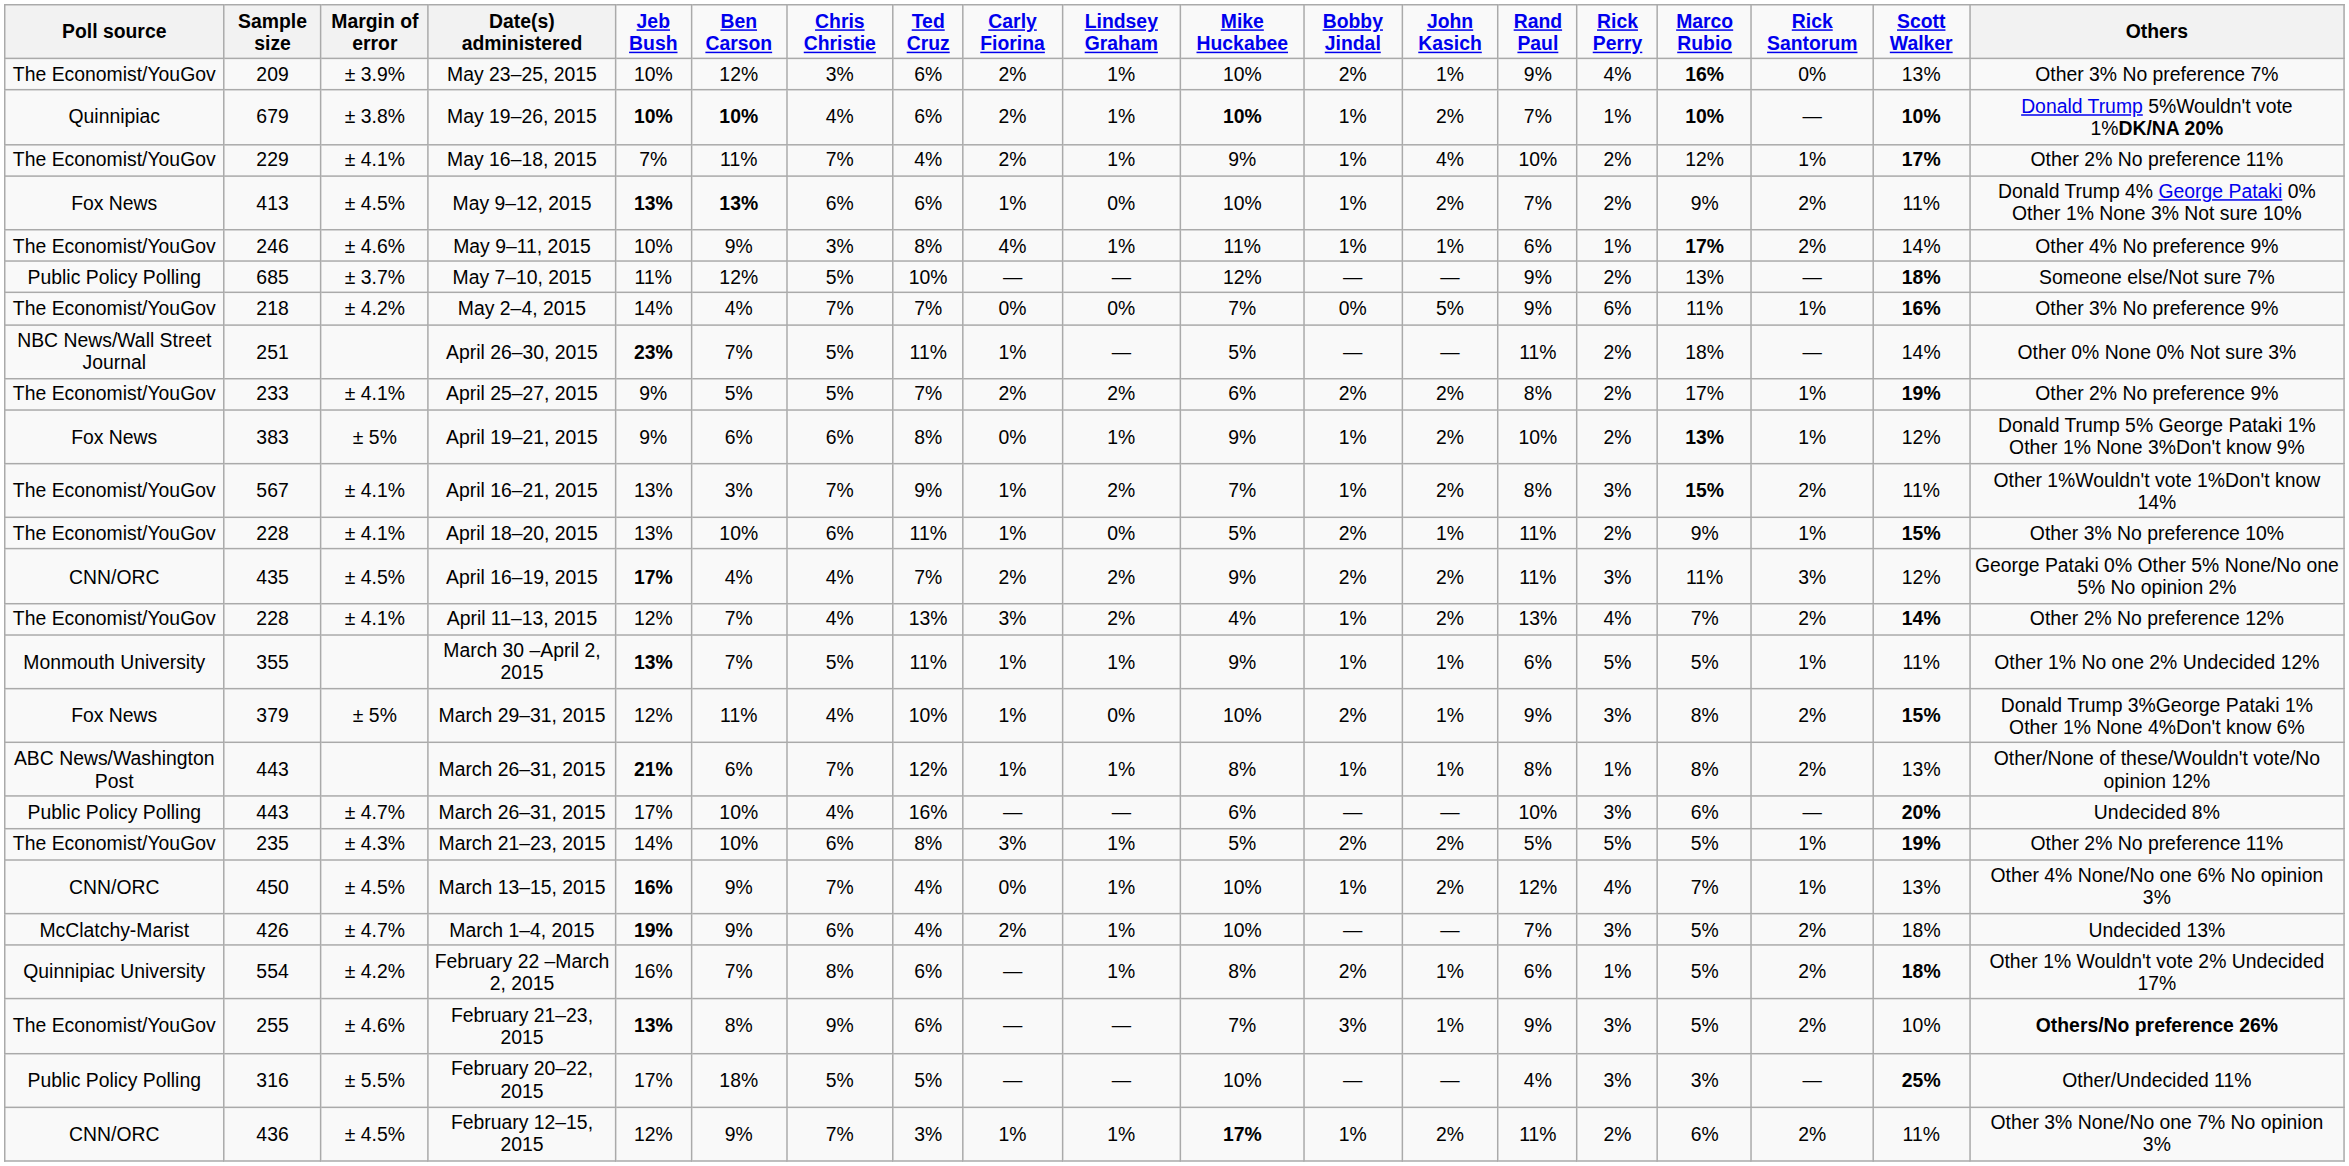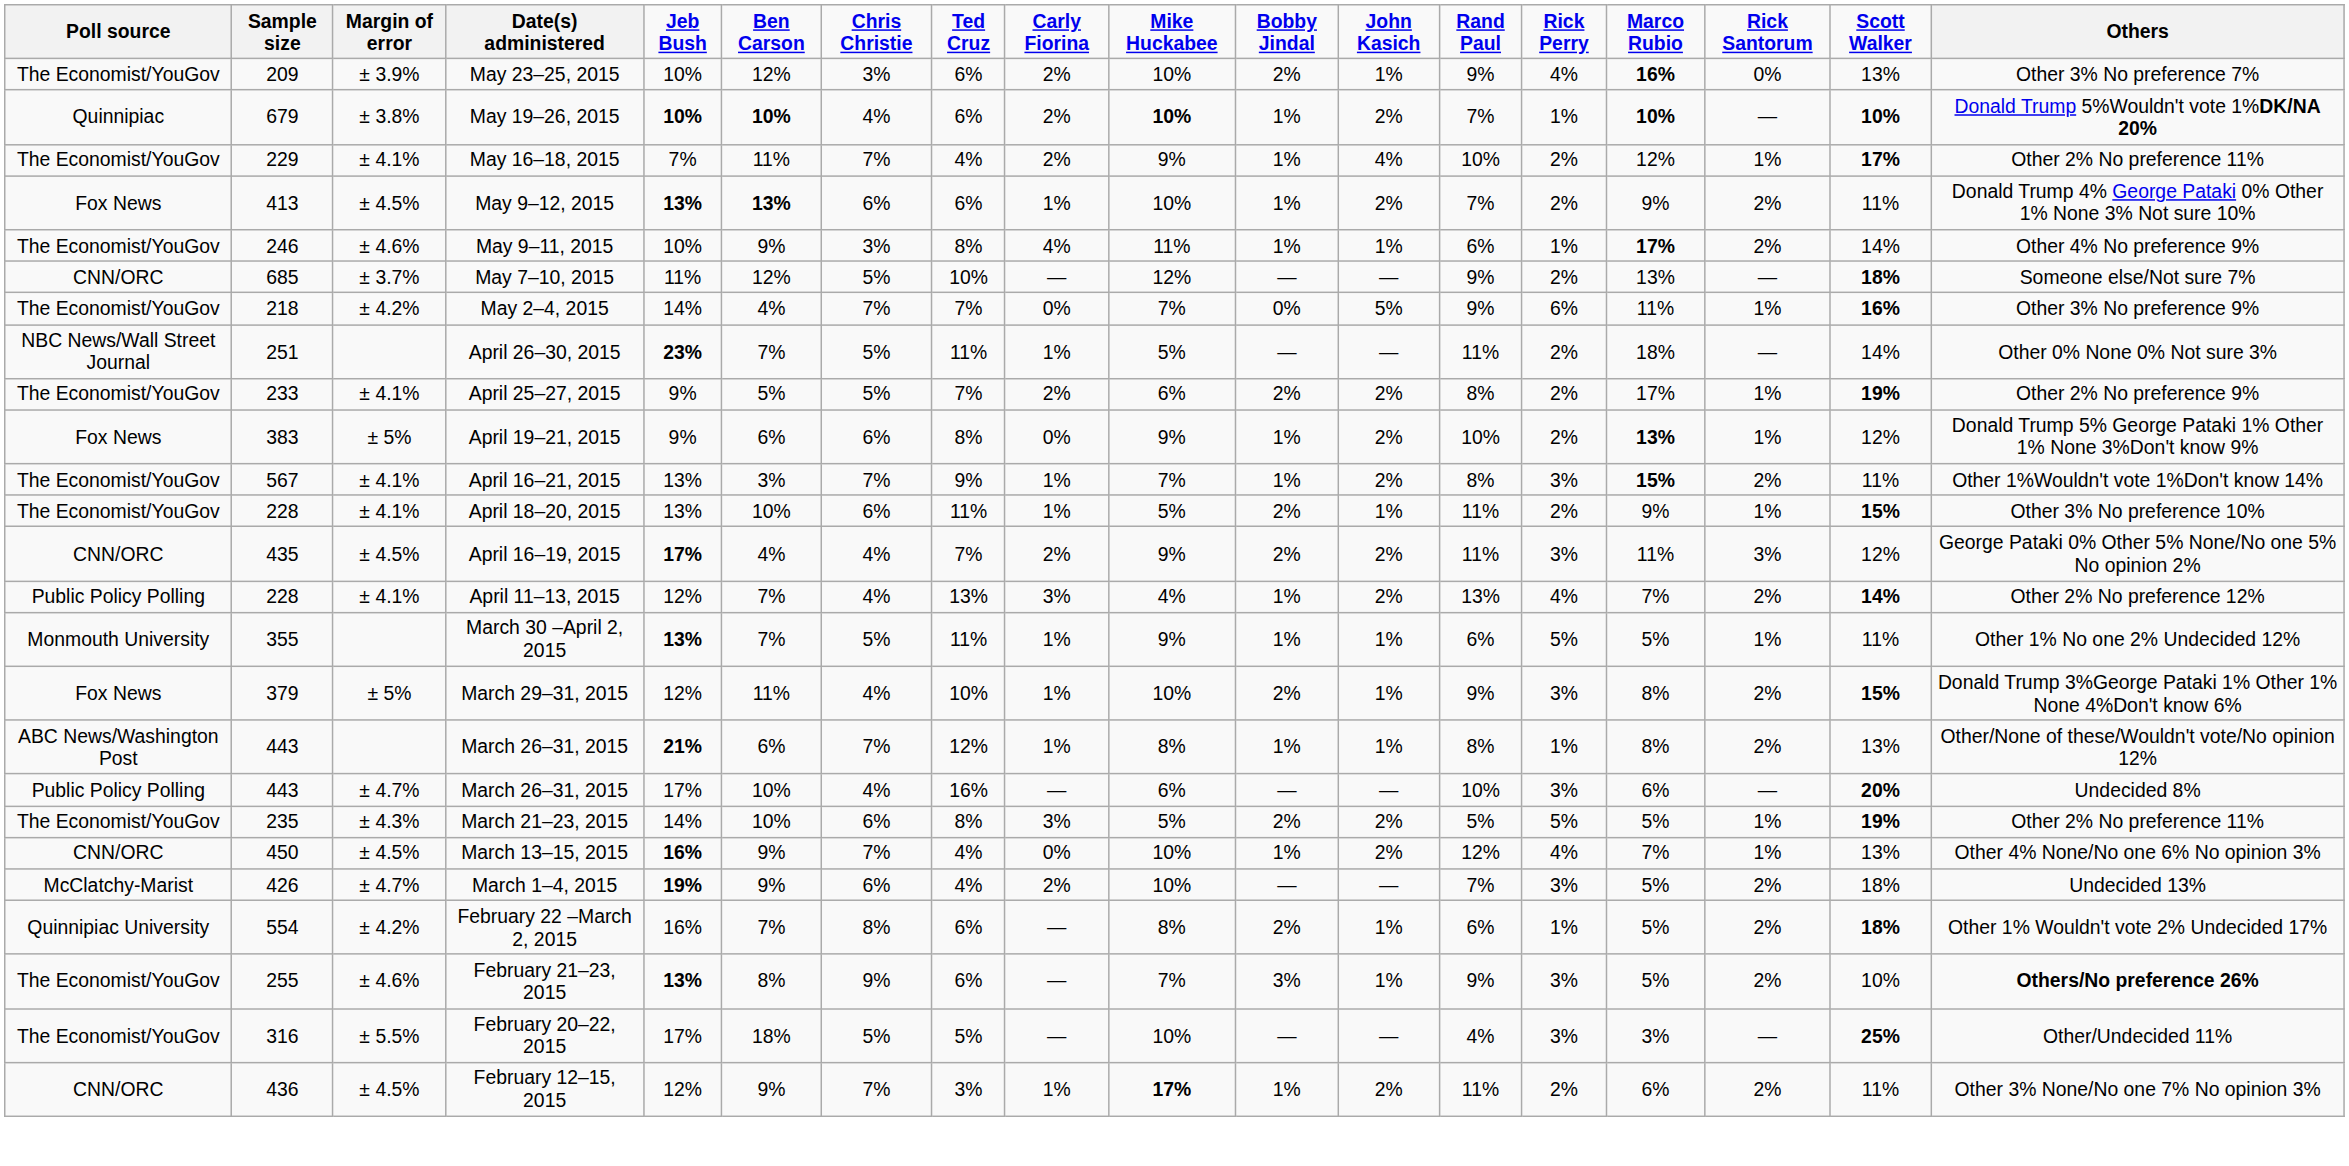- column: (1121, 32)
(114, 277) Public Policy Polling -> (118, 277) CNN/ORC
(114, 619) The Economist/YouGov -> (118, 597) Public Policy Polling
(114, 1080) Public Policy Polling -> (118, 1035) The Economist/YouGov
